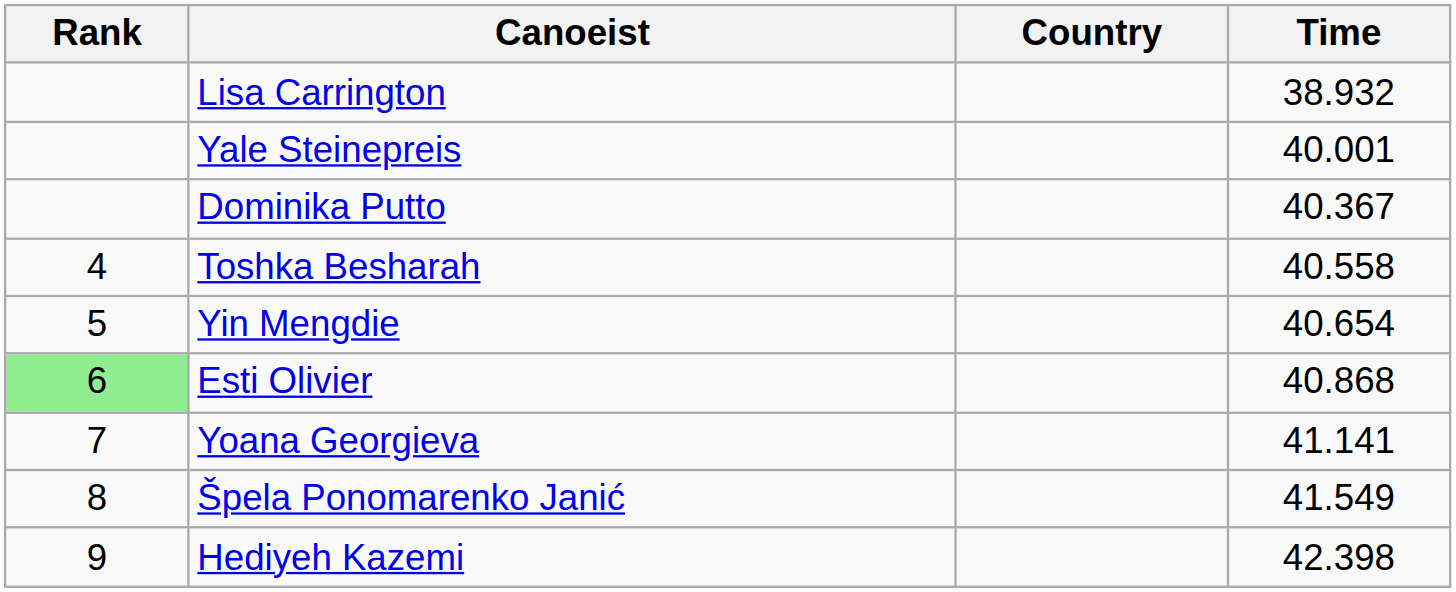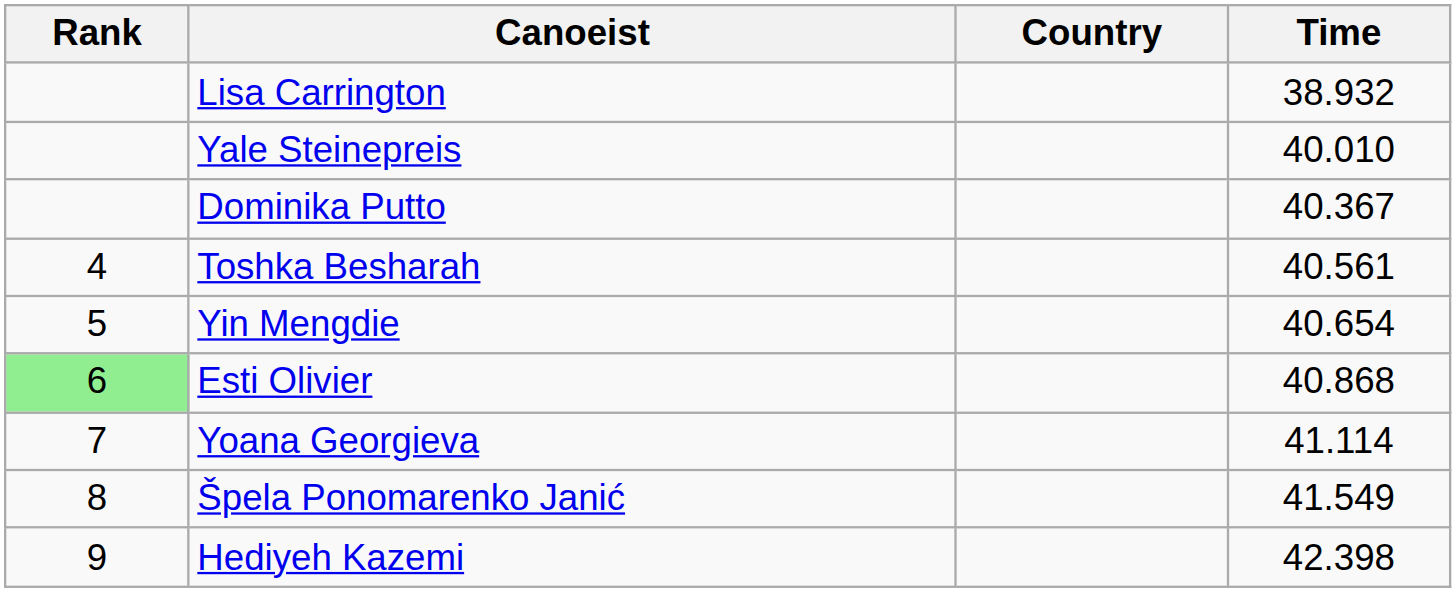(1339, 149) 40.001 -> (1339, 149) 40.010
(1339, 265) 40.558 -> (1339, 265) 40.561
(1339, 440) 41.141 -> (1339, 440) 41.114
